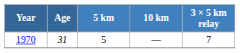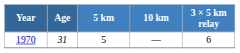(209, 40) 7 -> (209, 40) 6
